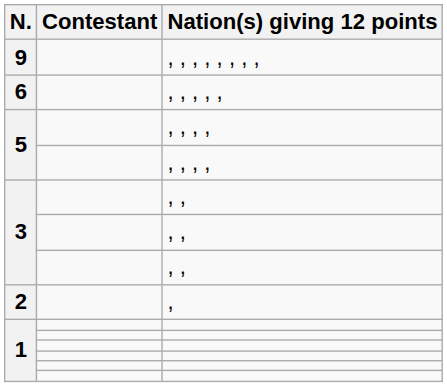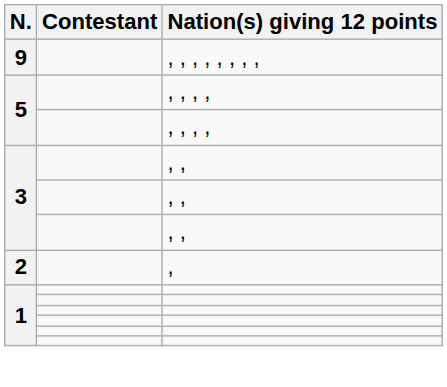- row: (21, 92)
